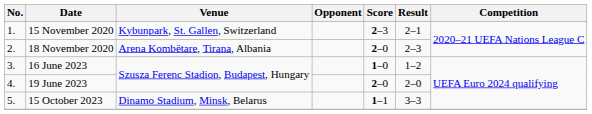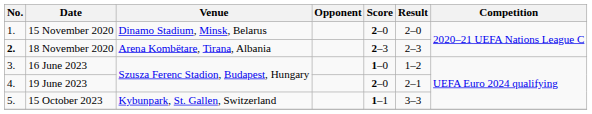(197, 30) Kybunpark, St. Gallen, Switzerland -> (193, 30) Dinamo Stadium, Minsk, Belarus
(380, 30) 2–3 -> (380, 30) 2–0
(413, 30) 2–1 -> (413, 30) 2–0
(11, 48) normal -> (11, 48) bold
(380, 48) 2–0 -> (380, 48) 2–3
(413, 83) 2–0 -> (413, 83) 2–1
(193, 100) Dinamo Stadium, Minsk, Belarus -> (197, 100) Kybunpark, St. Gallen, Switzerland
